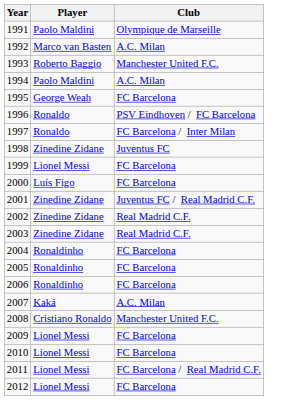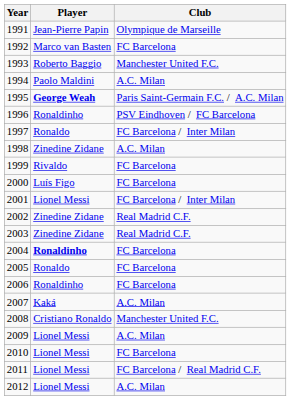(64, 30) Paolo Maldini -> (71, 30) Jean-Pierre Papin
(141, 47) A.C. Milan -> (146, 47) FC Barcelona
(62, 98) normal -> (64, 98) bold
(146, 98) FC Barcelona -> (200, 98) Paris Saint-Germain F.C. / A.C. Milan
(51, 115) Ronaldo -> (58, 115) Ronaldinho
(143, 149) Juventus FC -> (141, 149) A.C. Milan
(61, 166) Lionel Messi -> (50, 166) Rivaldo
(68, 200) Zinedine Zidane -> (61, 200) Lionel Messi
(186, 200) Juventus FC / Real Madrid C.F. -> (176, 200) FC Barcelona / Inter Milan
(58, 251) normal -> (60, 251) bold
(58, 268) Ronaldinho -> (51, 268) Ronaldo
(146, 336) FC Barcelona -> (141, 336) A.C. Milan
(146, 387) FC Barcelona -> (141, 387) A.C. Milan
